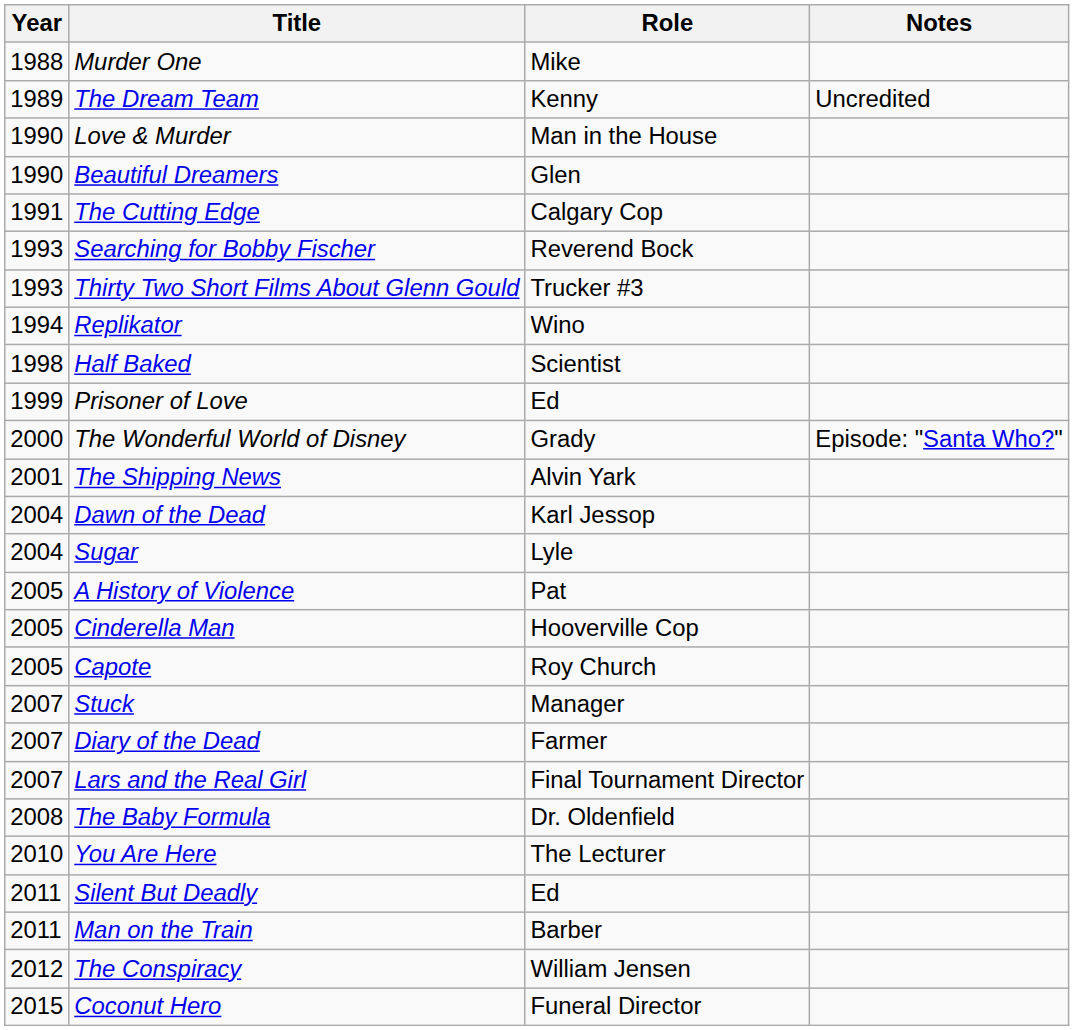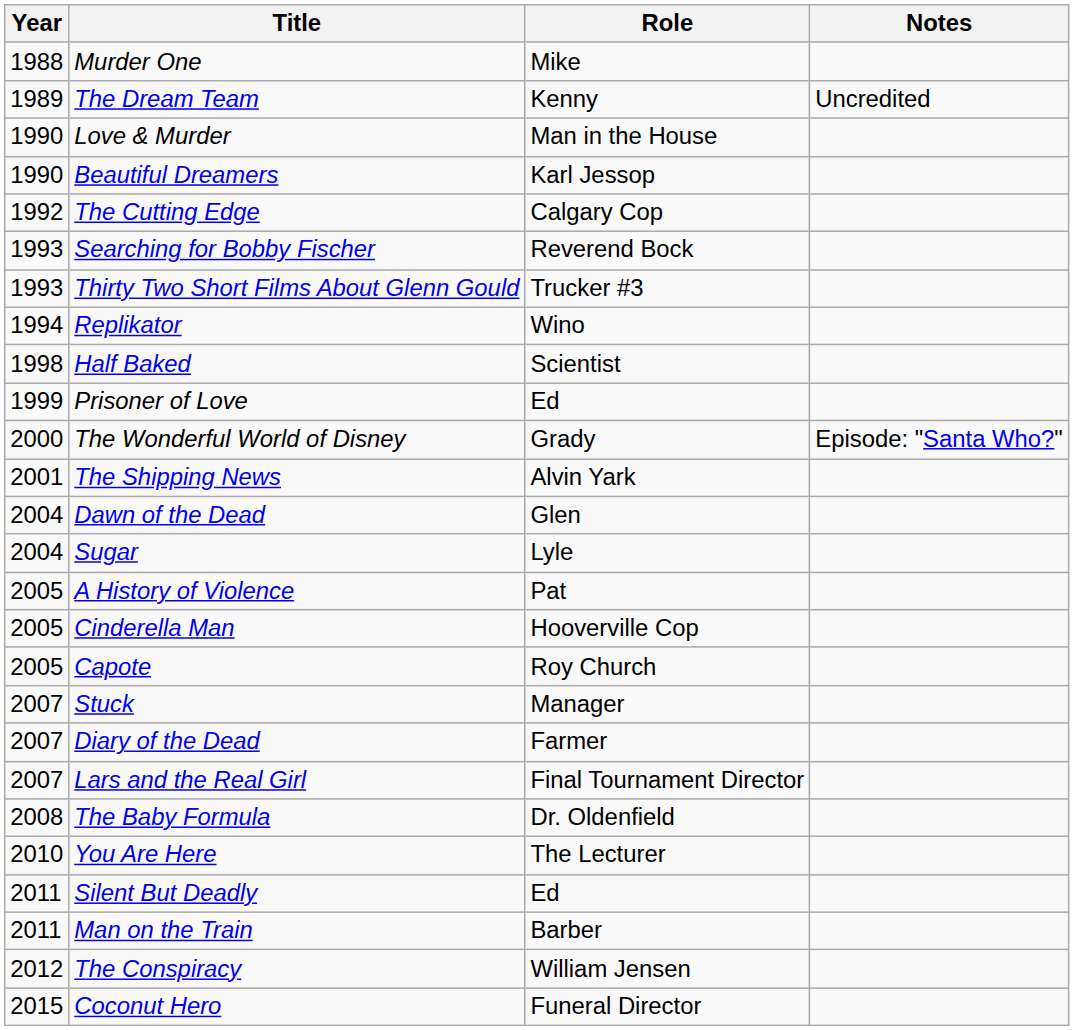(556, 174) Glen -> (593, 174) Karl Jessop
(37, 212) 1991 -> (37, 212) 1992
(593, 514) Karl Jessop -> (556, 514) Glen
